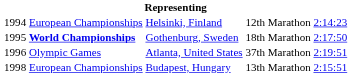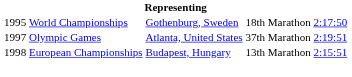- row: (184, 22)
(82, 37) bold -> (78, 22) normal
(15, 52) 1996 -> (15, 37) 1997
